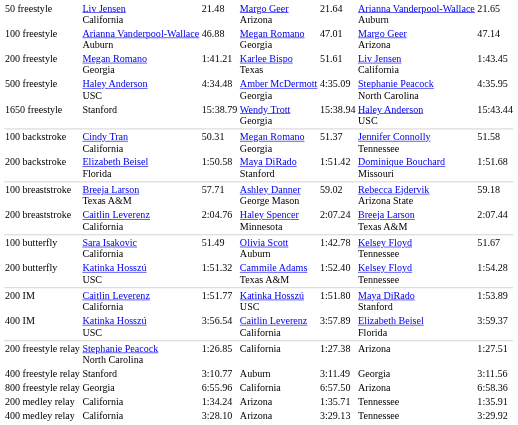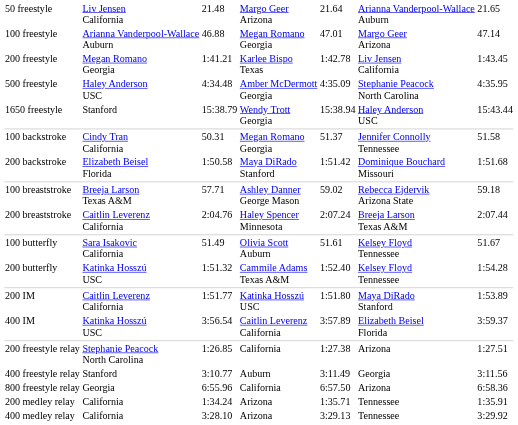(331, 59) 51.61 -> (335, 59) 1:42.78
(335, 243) 1:42.78 -> (331, 243) 51.61
